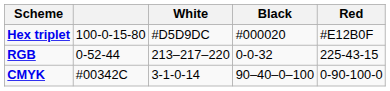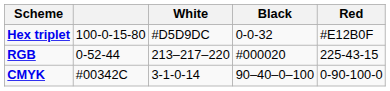(261, 34) #000020 -> (254, 34) 0-0-32
(254, 55) 0-0-32 -> (261, 55) #000020
